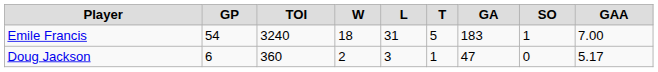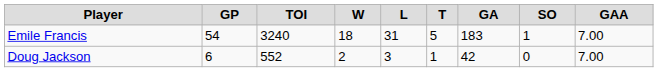(271, 56) 360 -> (271, 56) 552
(468, 56) 47 -> (468, 56) 42
(591, 56) 5.17 -> (591, 56) 7.00
